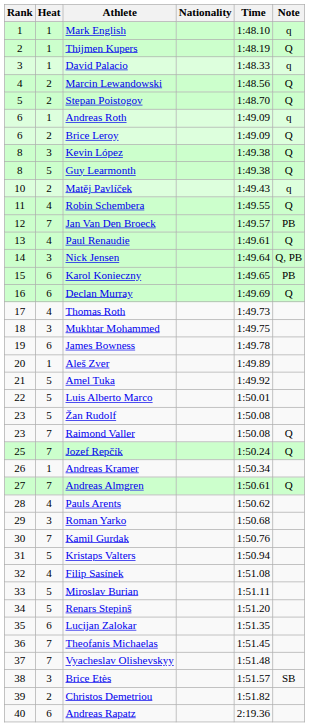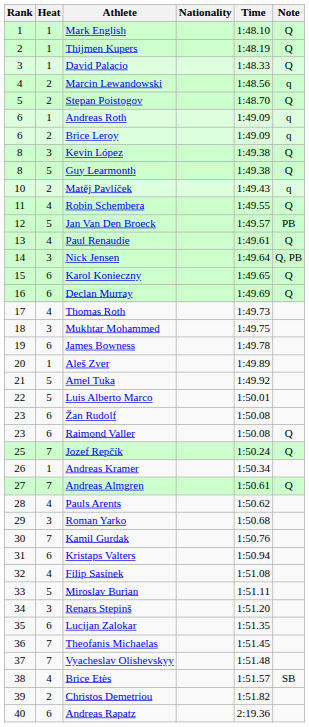(289, 30) q -> (289, 30) Q
(289, 65) q -> (289, 65) Q
(289, 83) Q -> (289, 83) q
(289, 135) Q -> (289, 135) q
(49, 223) 7 -> (49, 223) 5
(289, 275) PB -> (289, 275) Q
(49, 415) 5 -> (49, 415) 6
(49, 433) 7 -> (49, 433) 6
(49, 556) 5 -> (49, 556) 6
(49, 608) 5 -> (49, 608) 3
(49, 678) 3 -> (49, 678) 4
